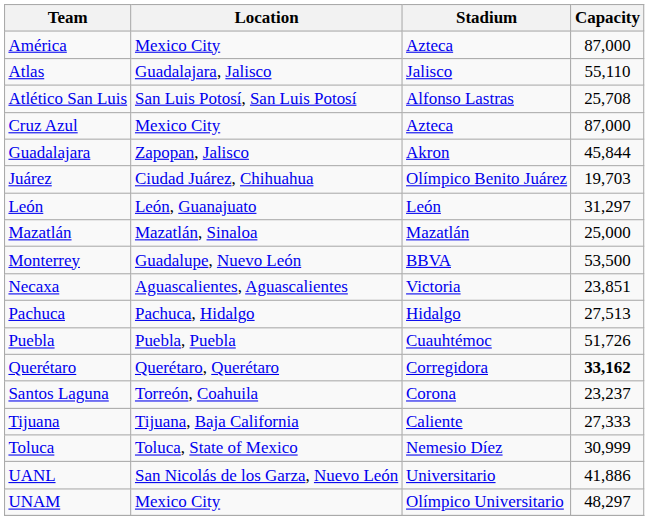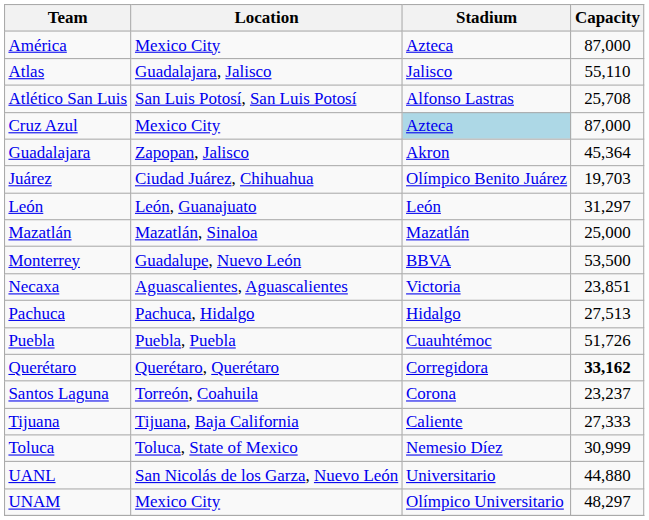(430, 125) no background -> (430, 125) lightblue background
(607, 152) 45,844 -> (607, 152) 45,364
(607, 475) 41,886 -> (607, 475) 44,880
